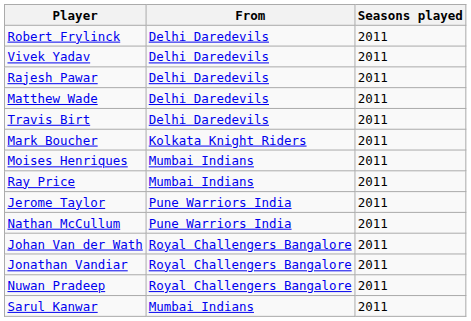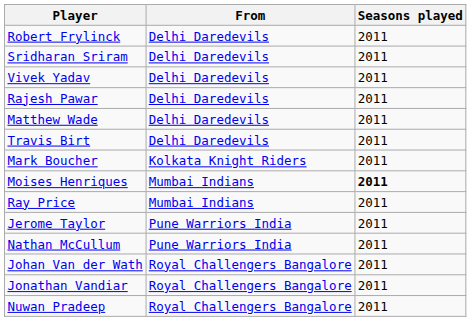+ row: (68, 56)
(373, 160) normal -> (373, 181) bold
- row: (53, 306)
